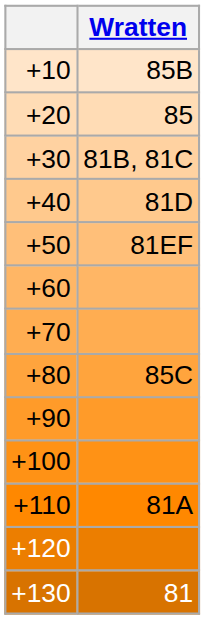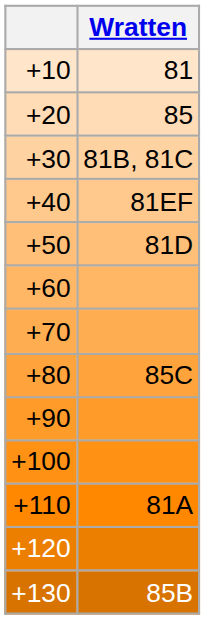(170, 71) 85B -> (179, 71) 81
(169, 201) 81D -> (162, 201) 81EF
(162, 244) 81EF -> (169, 244) 81D
(179, 592) 81 -> (170, 592) 85B
